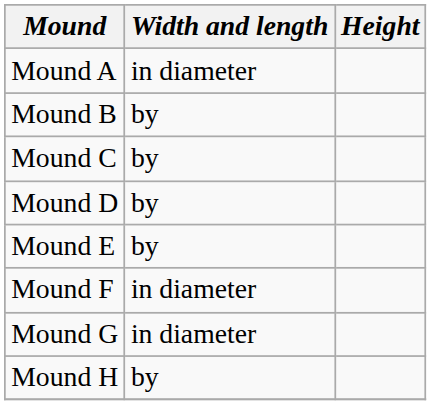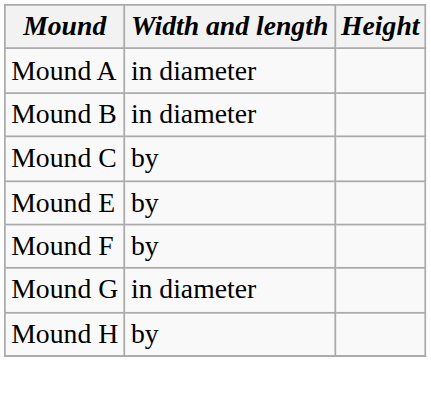(145, 114) by -> (194, 114) in diameter
- row: (65, 202)
(194, 289) in diameter -> (145, 245) by
